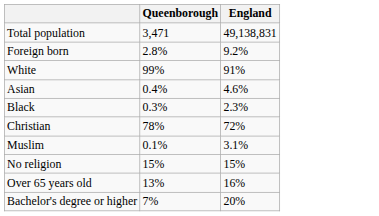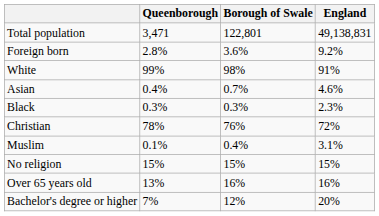+ column: (268, 13)
